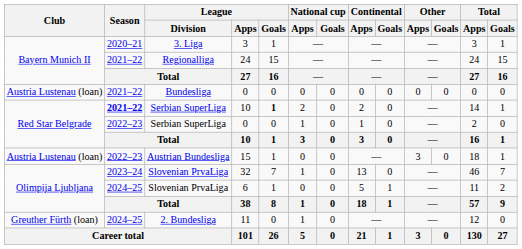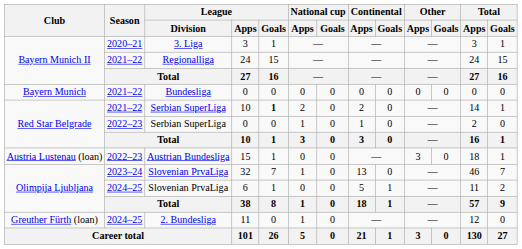(55, 92) Austria Lustenau (loan) -> (55, 92) Bayern Munich
(125, 108) bold -> (125, 108) normal
